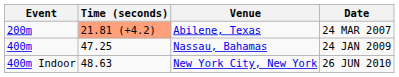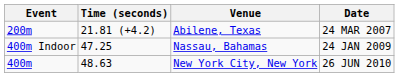(118, 30) lightsalmon background -> (118, 30) no background
(19, 47) 400m -> (41, 47) 400m Indoor
(41, 64) 400m Indoor -> (19, 64) 400m
